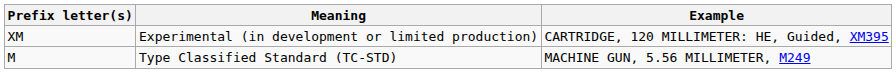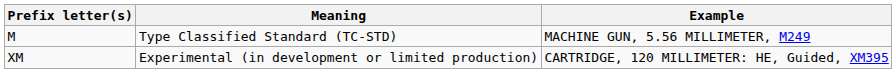rows swapped: (15, 36) <-> (12, 57)
